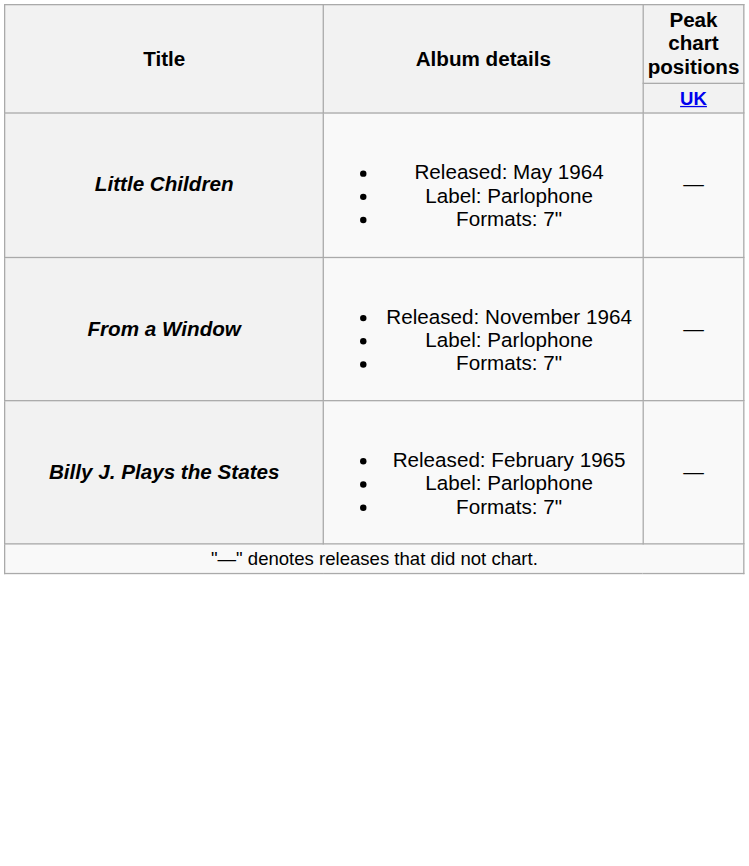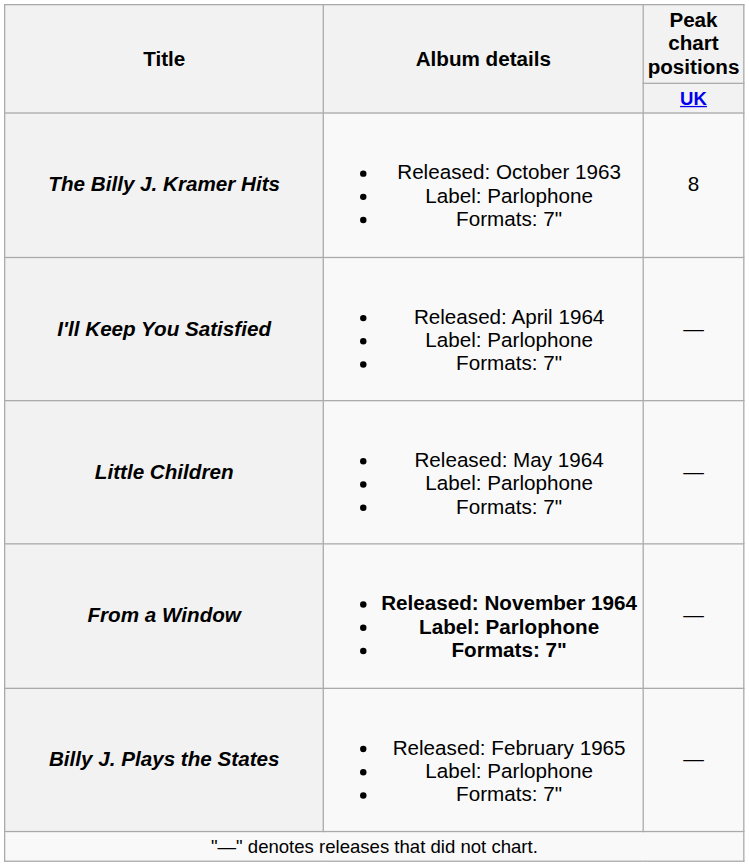+ row: (164, 184)
+ row: (164, 328)
(483, 340) normal -> (483, 628) bold
